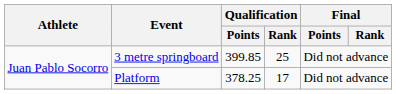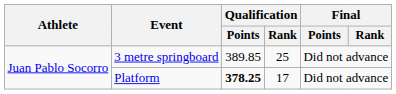(243, 57) 399.85 -> (243, 57) 389.85
(243, 78) normal -> (243, 78) bold
